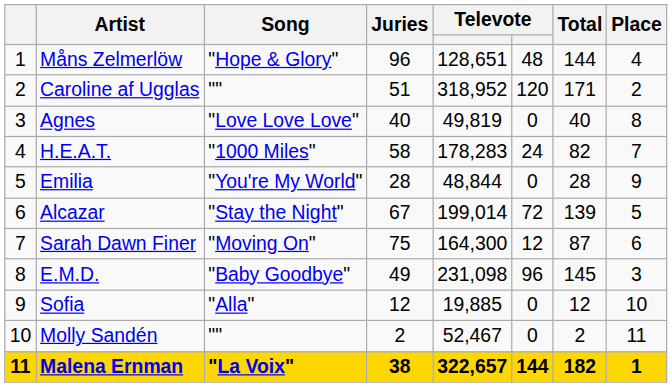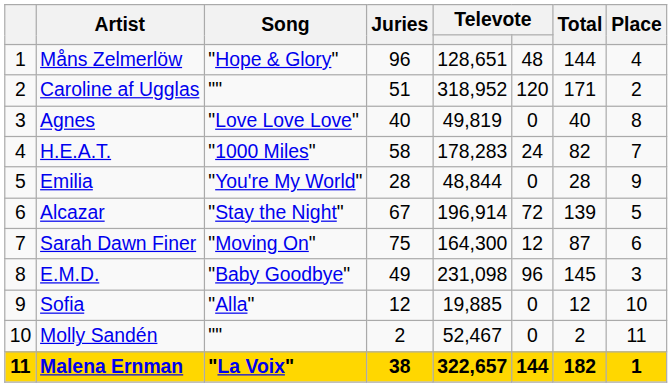(472, 212) 199,014 -> (472, 212) 196,914
